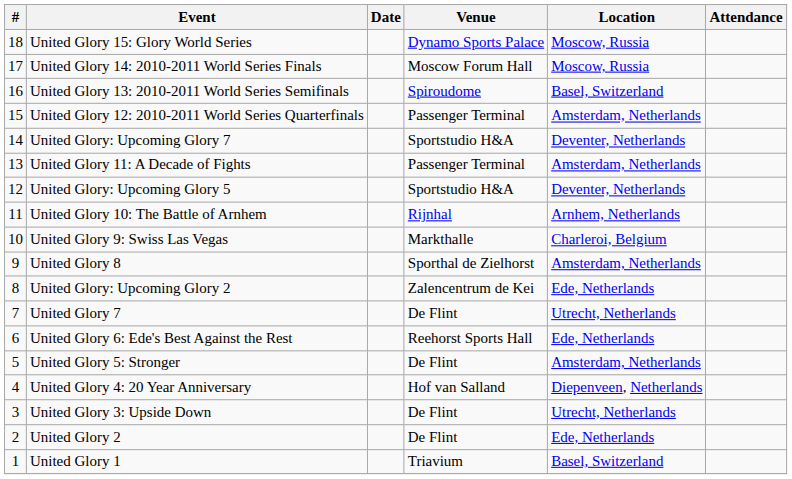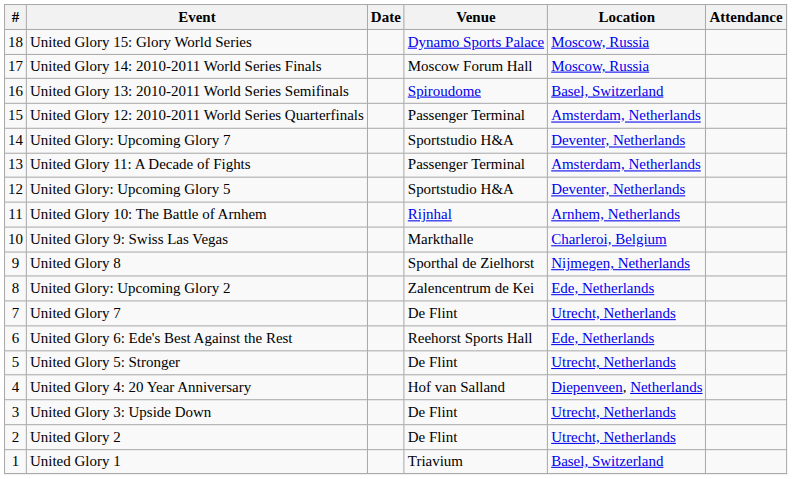(626, 264) Amsterdam, Netherlands -> (621, 264) Nijmegen, Netherlands
(626, 363) Amsterdam, Netherlands -> (614, 363) Utrecht, Netherlands
(603, 437) Ede, Netherlands -> (614, 437) Utrecht, Netherlands
